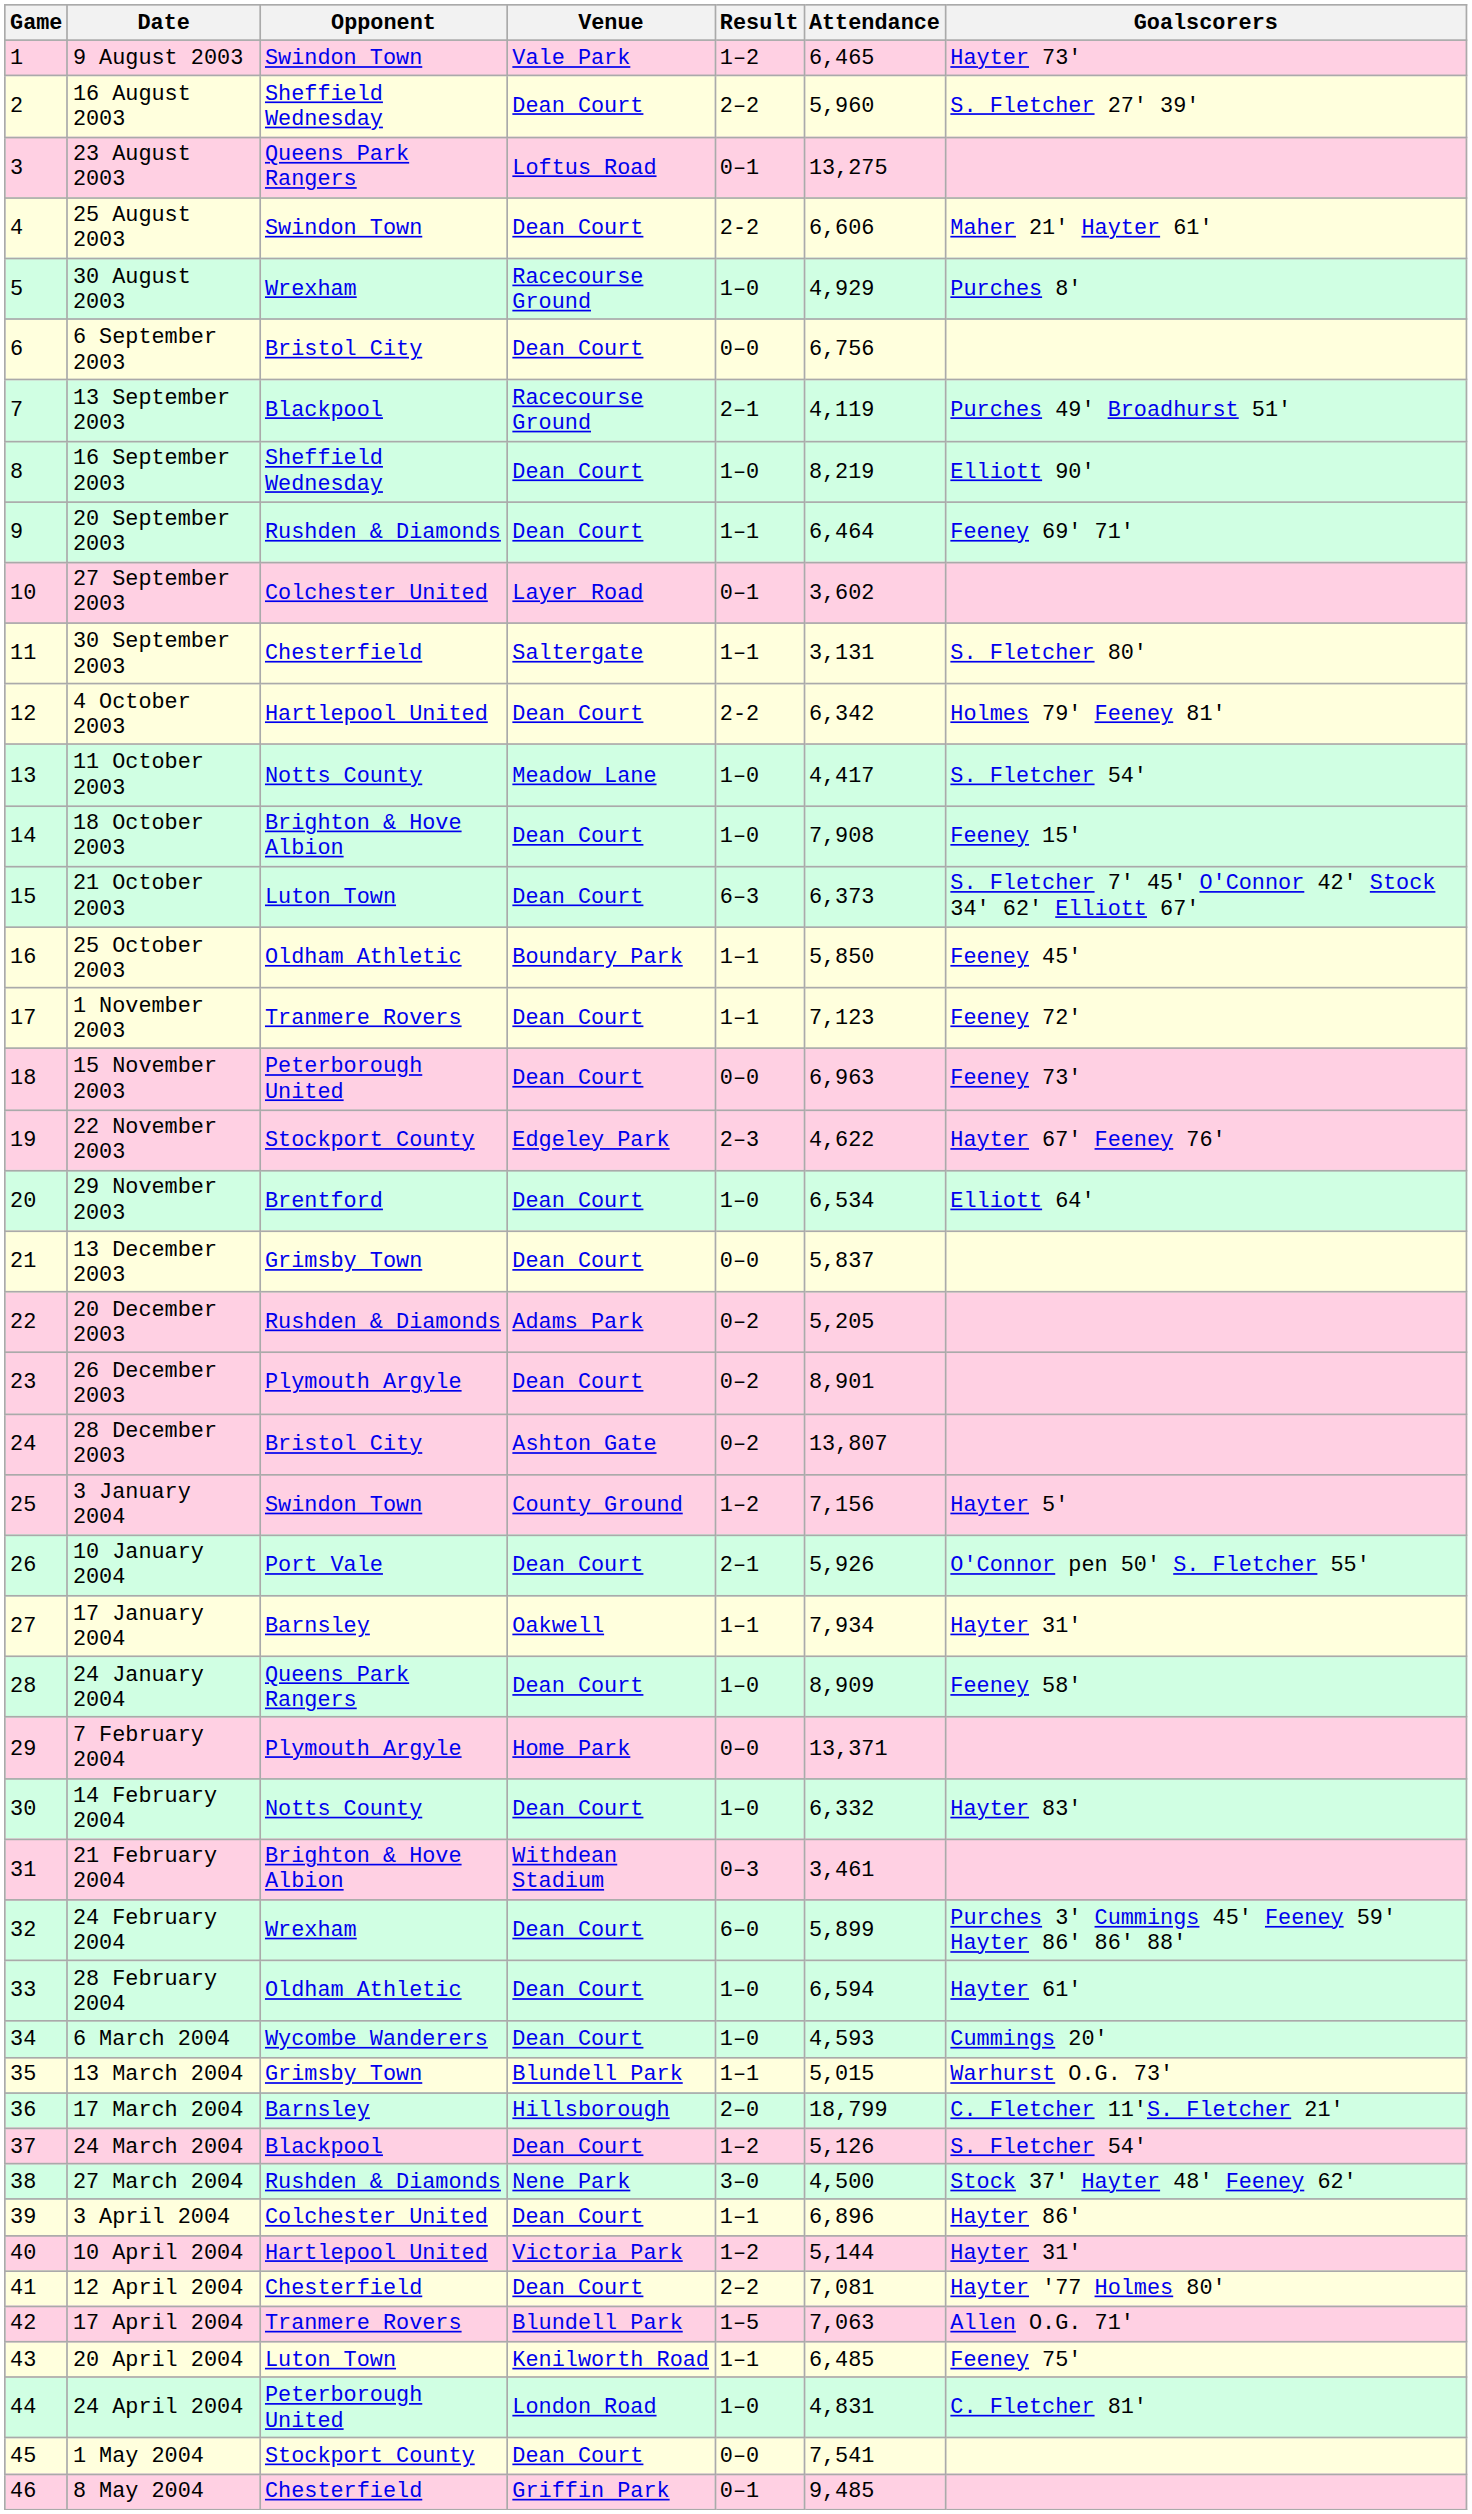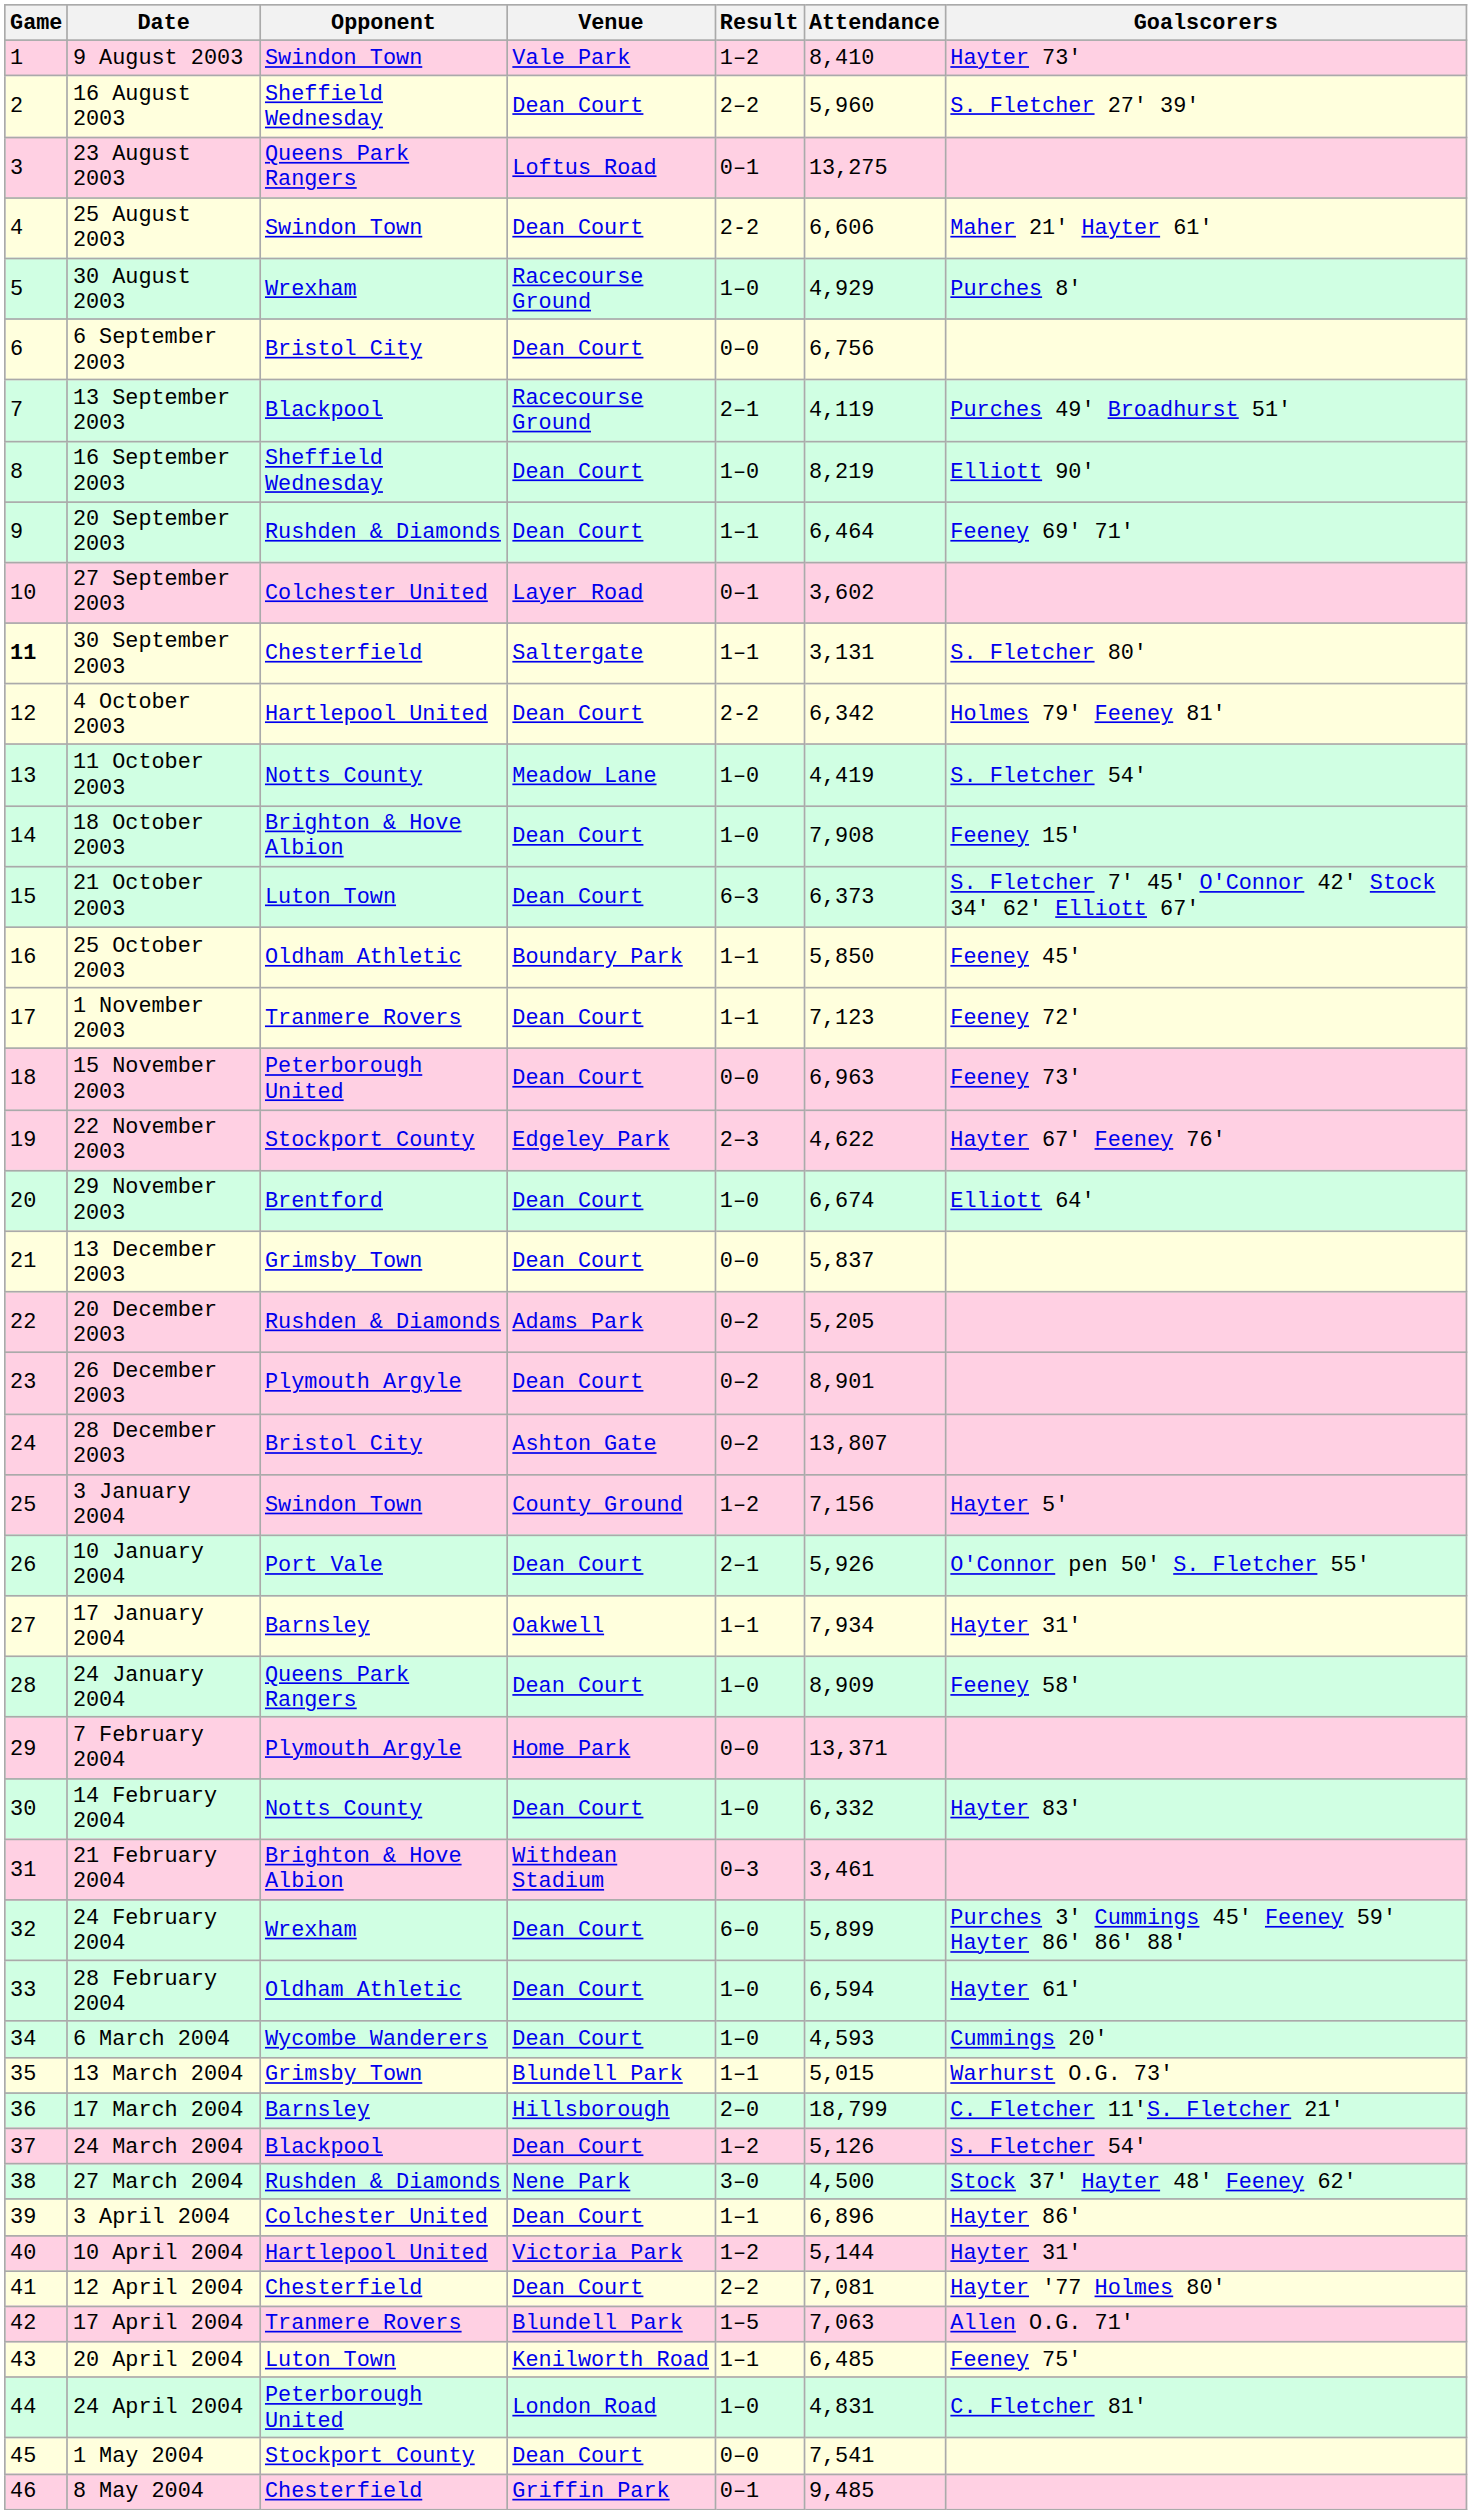(842, 58) 6,465 -> (842, 58) 8,410
(23, 654) normal -> (23, 654) bold
(842, 775) 4,417 -> (842, 775) 4,419
(842, 1201) 6,534 -> (842, 1201) 6,674
